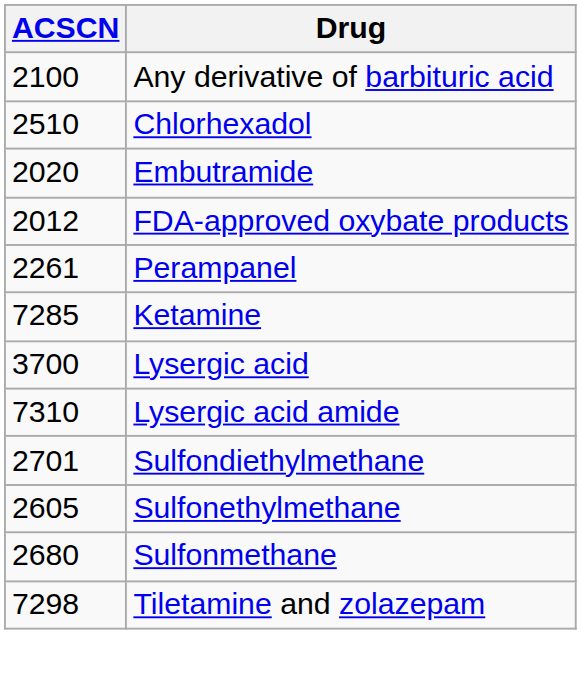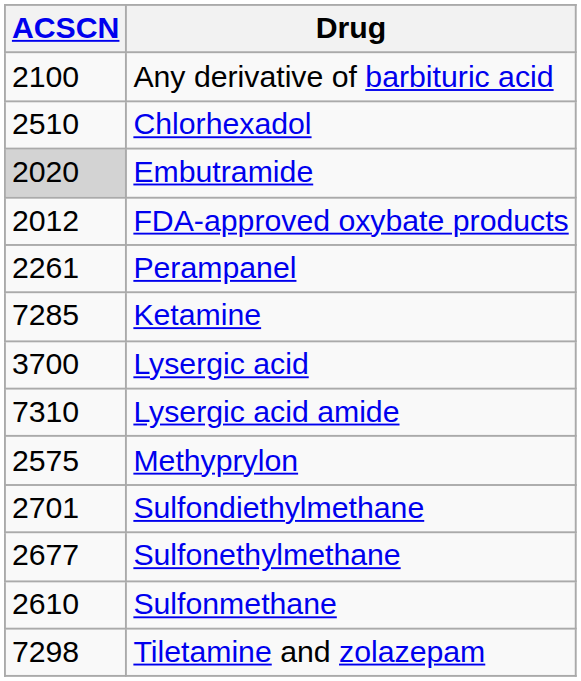(46, 172) no background -> (46, 172) lightgrey background
+ row: (216, 460)
(46, 508) 2605 -> (46, 556) 2677
(46, 556) 2680 -> (46, 603) 2610
